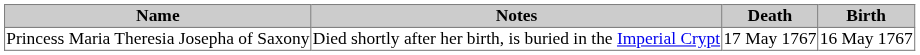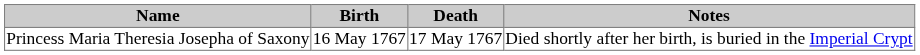columns swapped: (866, 15) <-> (516, 15)
